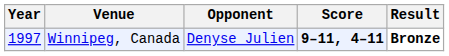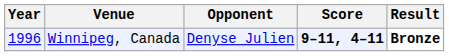(24, 39) 1997 -> (24, 39) 1996
